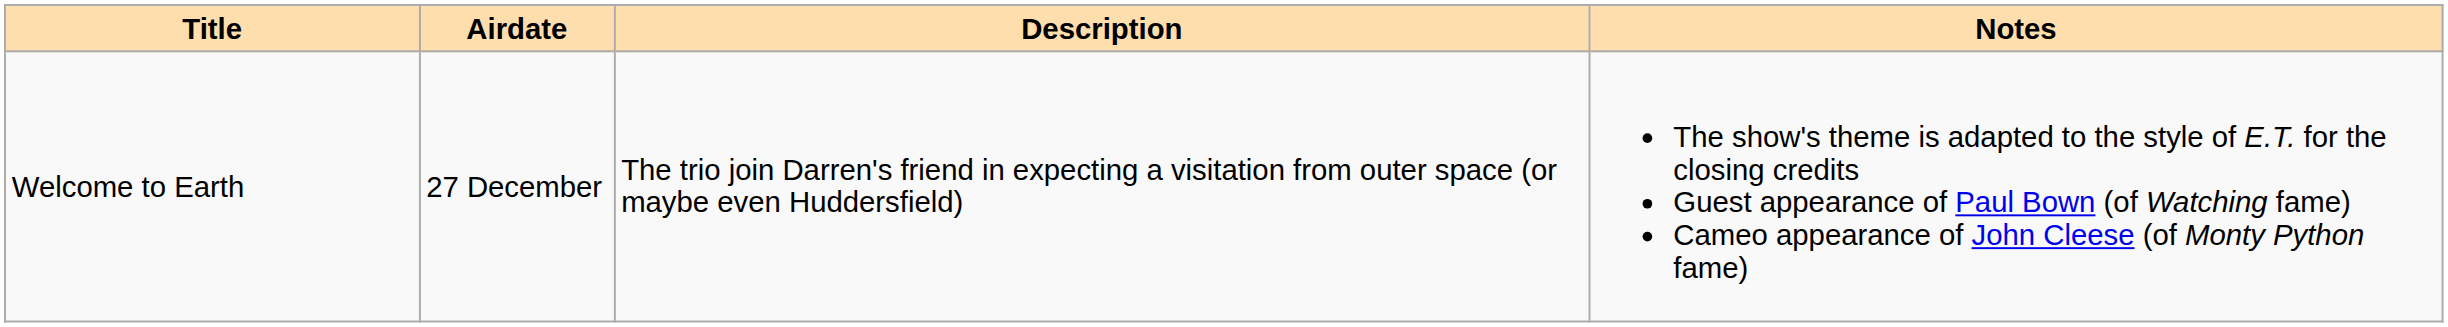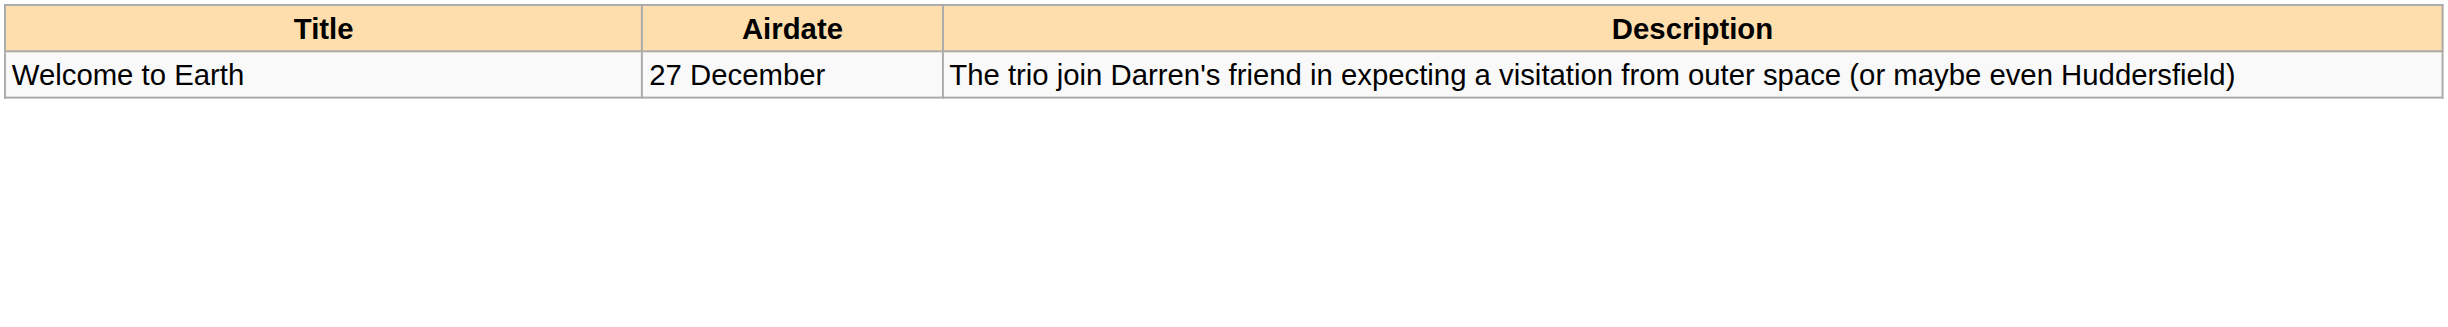- column: (2016, 28)
